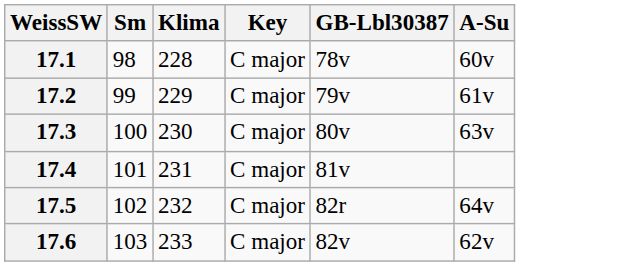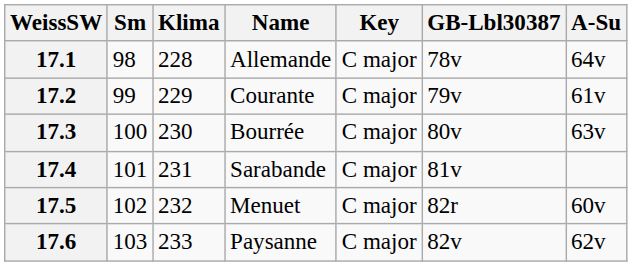+ column: (281, 22)
(477, 59) 60v -> (588, 59) 64v
(477, 205) 64v -> (588, 205) 60v
